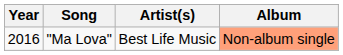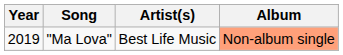(24, 38) 2016 -> (24, 38) 2019
